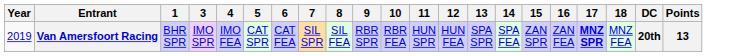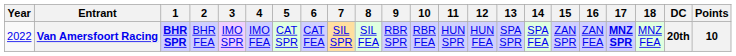+ column: (204, 13)
(19, 36) 2019 -> (19, 36) 2022
(175, 36) normal -> (175, 36) bold
(683, 36) 13 -> (712, 36) 10
